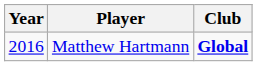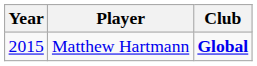(26, 46) 2016 -> (26, 46) 2015
